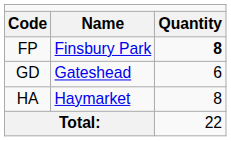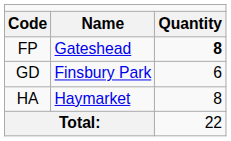(103, 49) Finsbury Park -> (93, 49) Gateshead
(93, 73) Gateshead -> (103, 73) Finsbury Park
